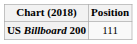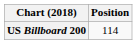(110, 30) 111 -> (110, 30) 114
